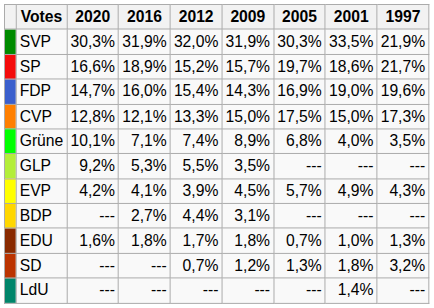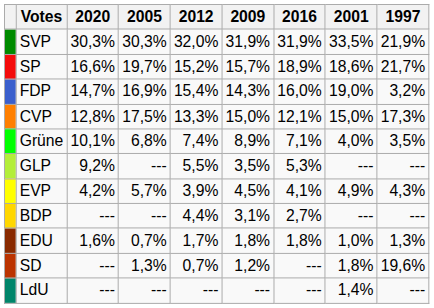columns swapped: (144, 16) <-> (300, 16)
(403, 91) 19,6% -> (407, 91) 3,2%
(407, 265) 3,2% -> (403, 265) 19,6%
